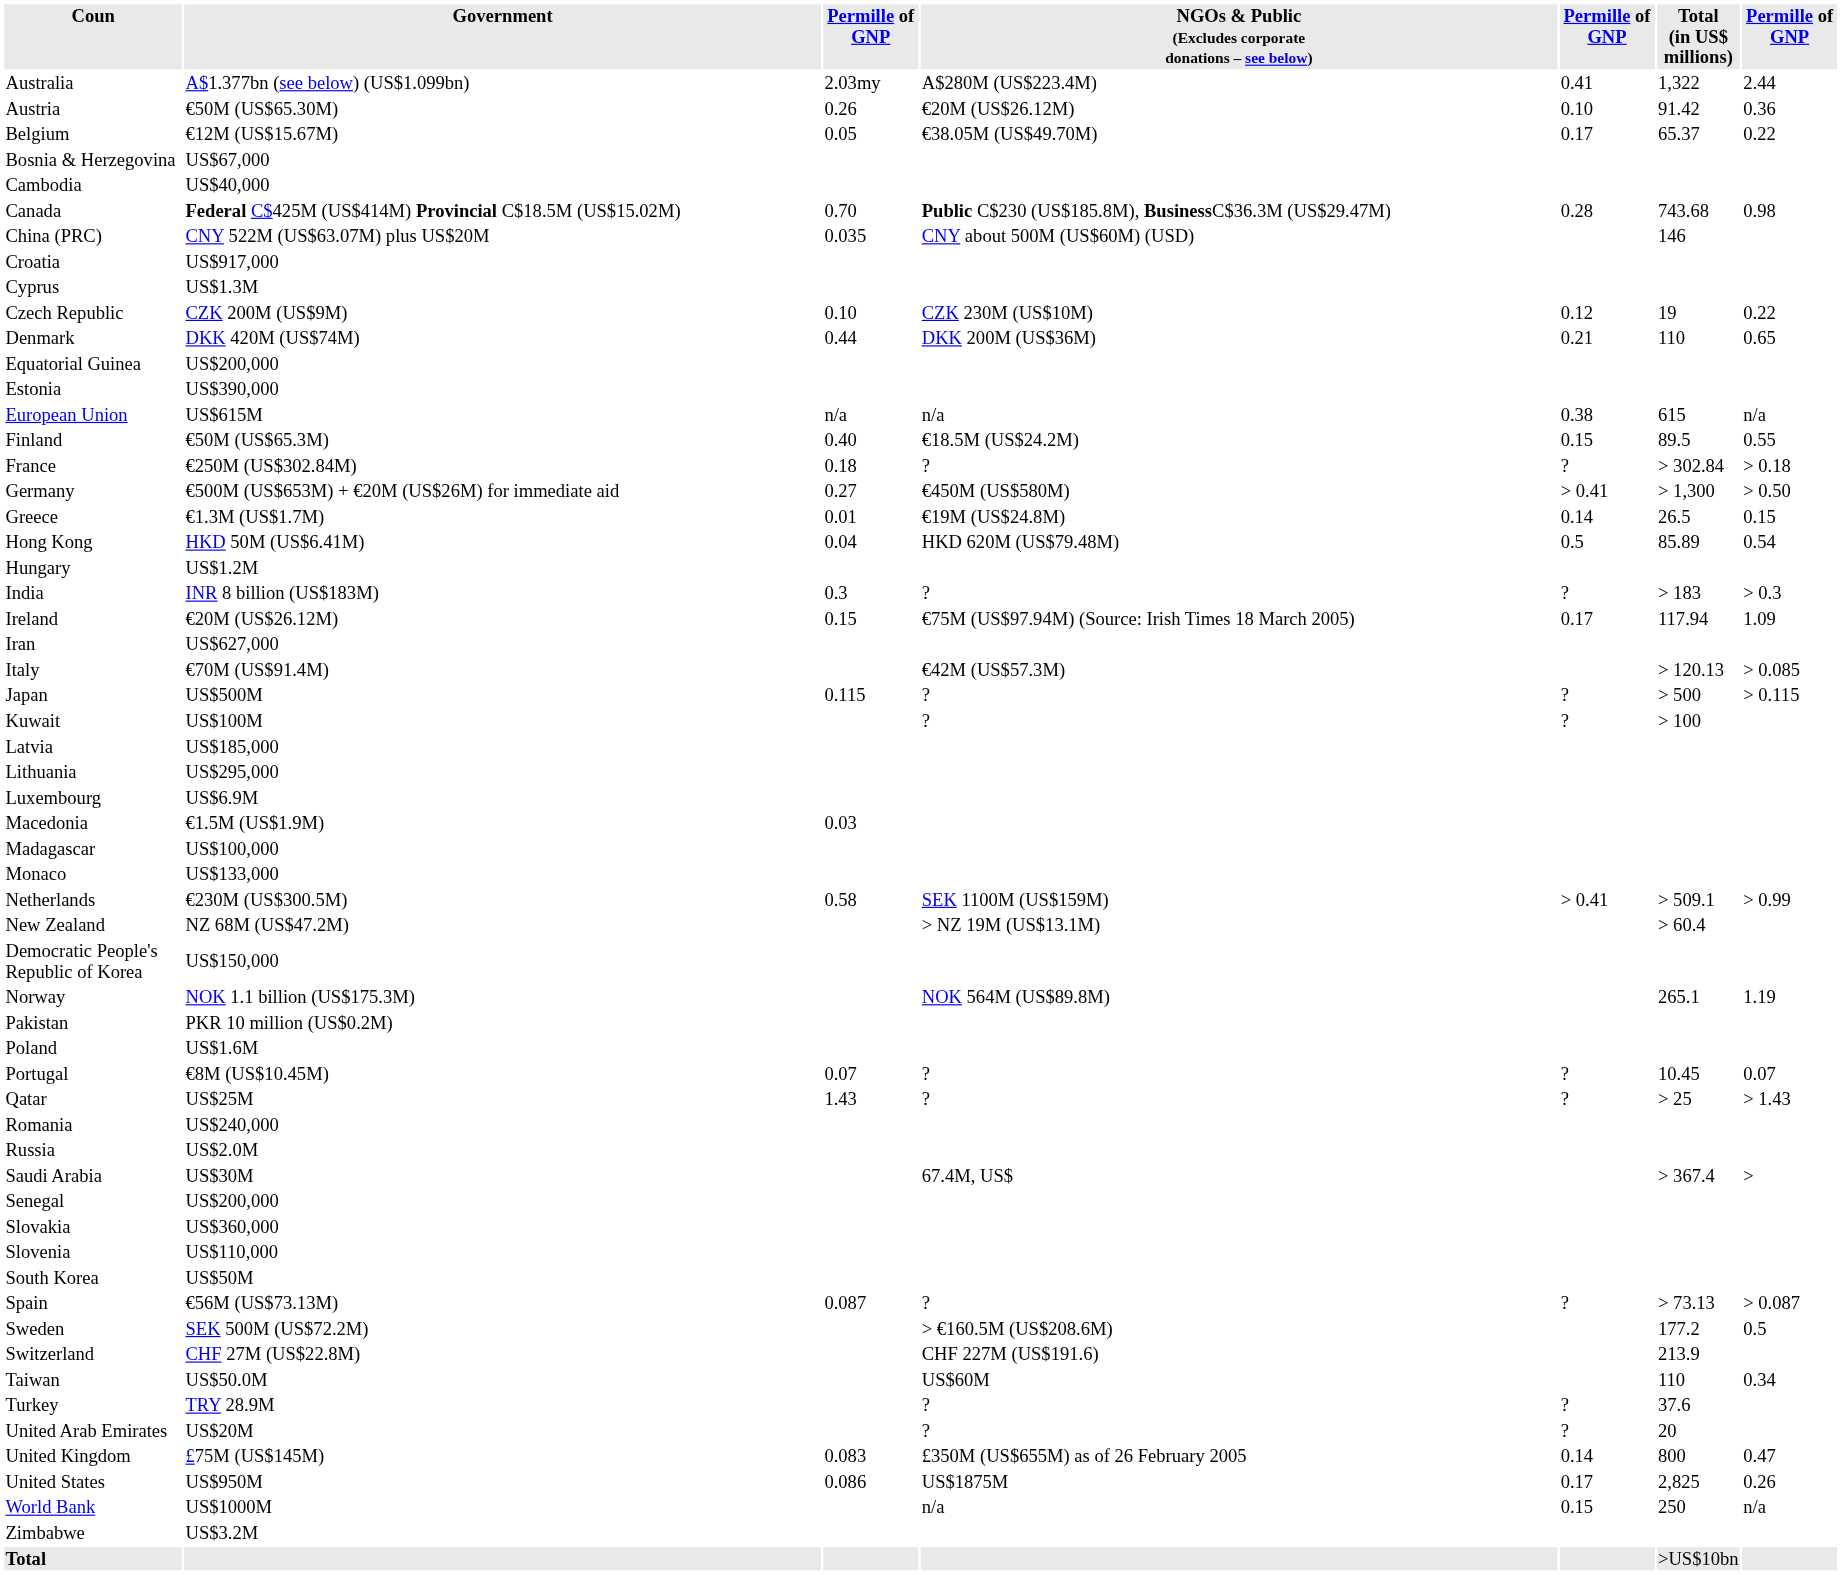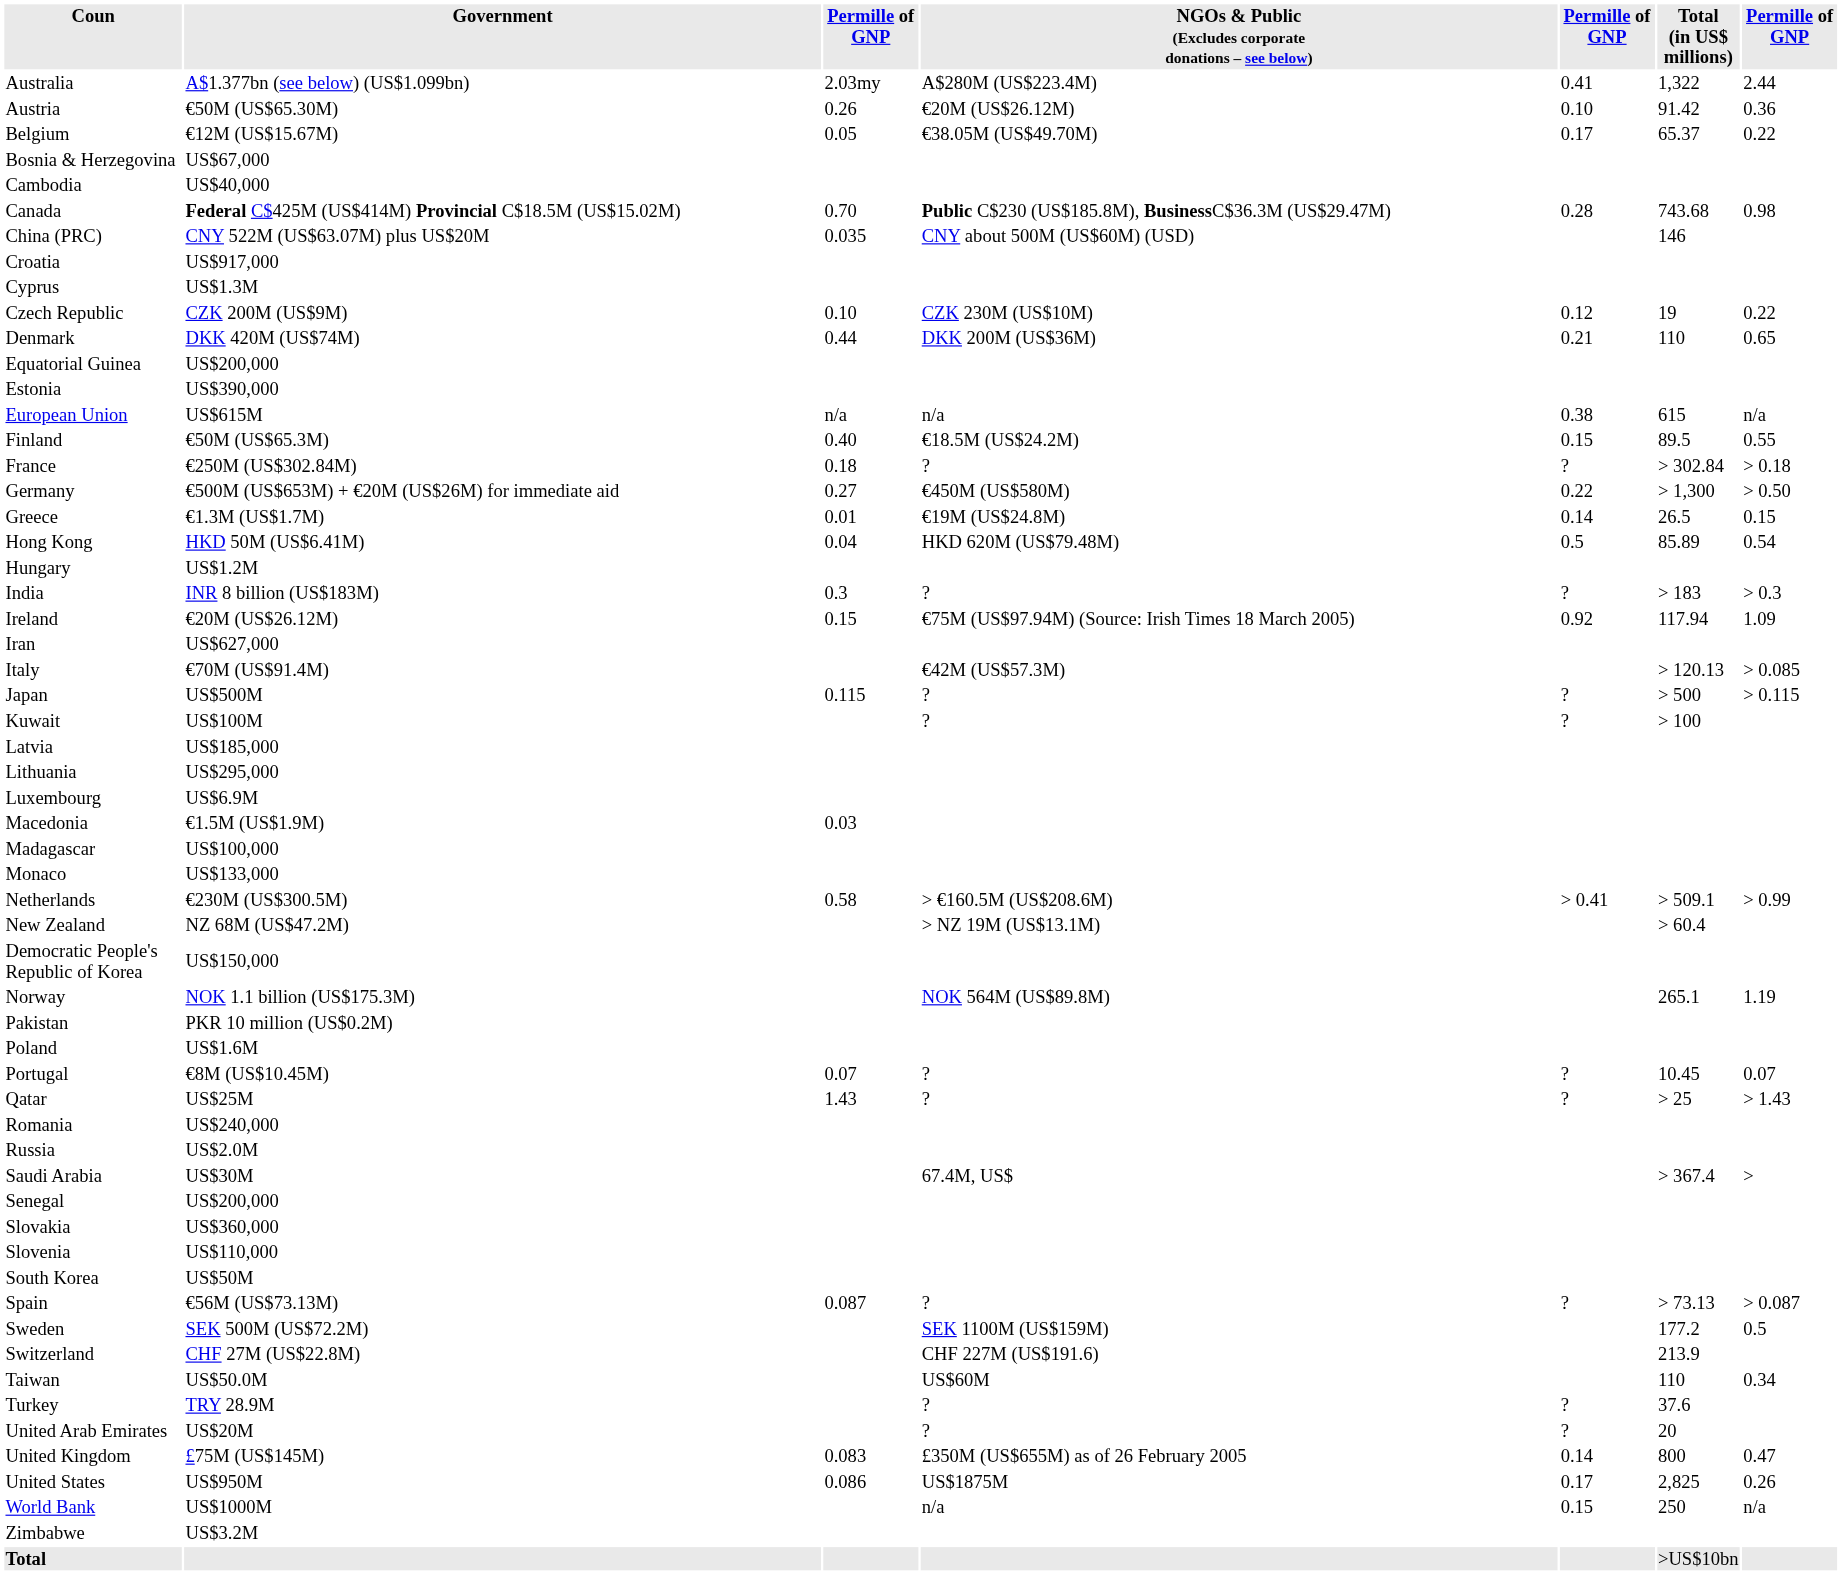(1584, 491) > 0.41 -> (1577, 491) 0.22
(1577, 619) 0.17 -> (1577, 619) 0.92
(1015, 899) SEK 1100M (US$159M) -> (1017, 899) > €160.5M (US$208.6M)
(1017, 1328) > €160.5M (US$208.6M) -> (1015, 1328) SEK 1100M (US$159M)
